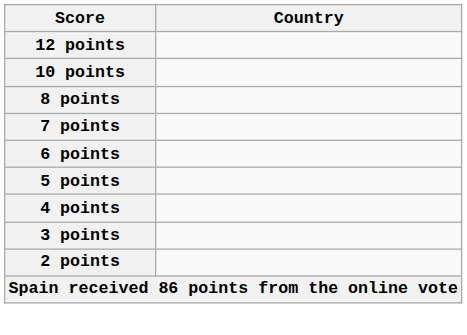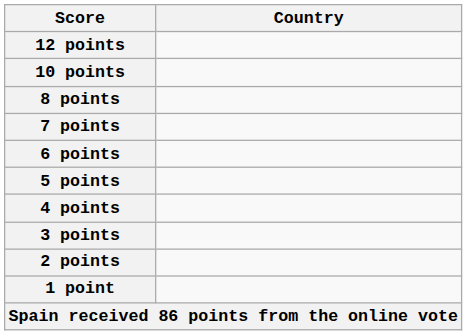+ row: (80, 289)
